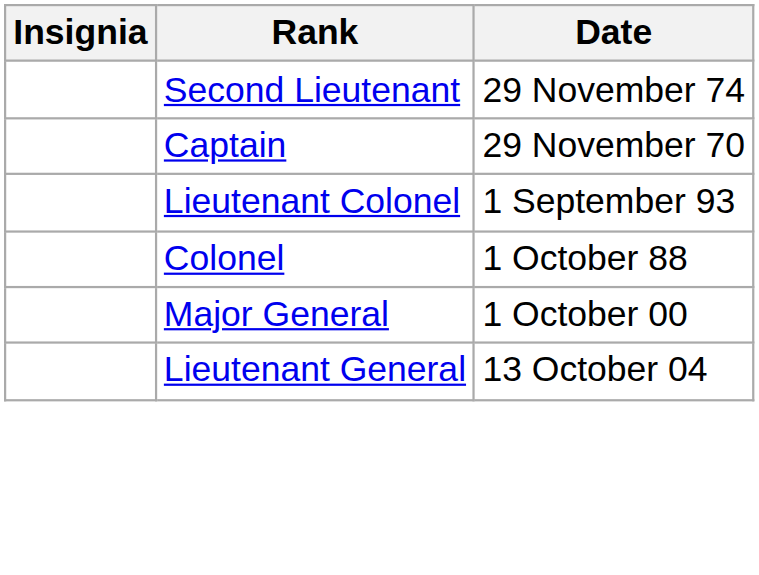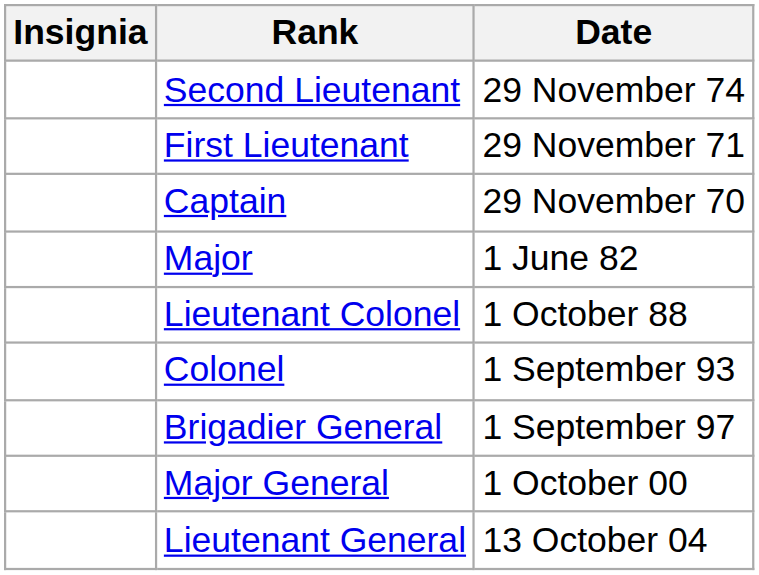+ row: (286, 145)
+ row: (208, 257)
(609, 201) 1 September 93 -> (585, 314) 1 October 88
(585, 257) 1 October 88 -> (609, 370) 1 September 93
+ row: (303, 426)
